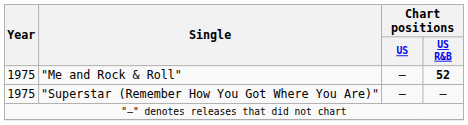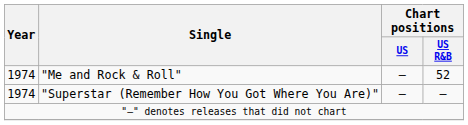(21, 75) 1975 -> (21, 75) 1974
(443, 75) bold -> (443, 75) normal
(21, 94) 1975 -> (21, 94) 1974
